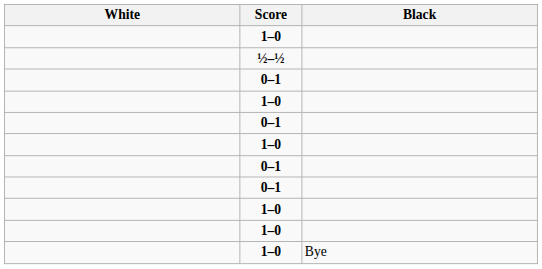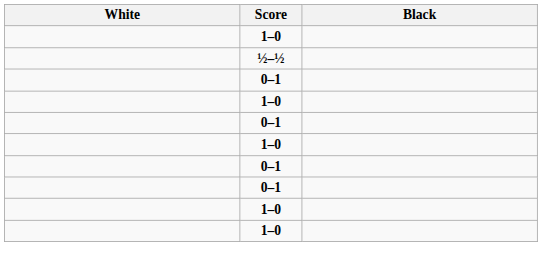- row: (271, 252)
